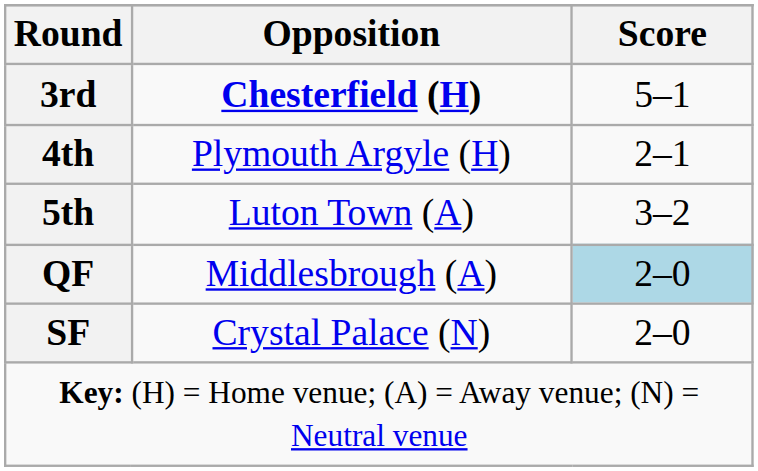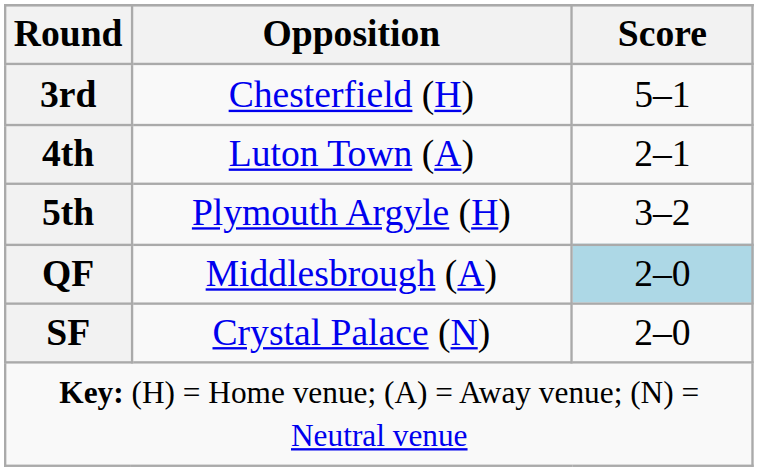(351, 93) bold -> (351, 93) normal
(351, 153) Plymouth Argyle (H) -> (351, 153) Luton Town (A)
(351, 213) Luton Town (A) -> (351, 213) Plymouth Argyle (H)
